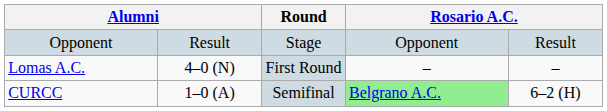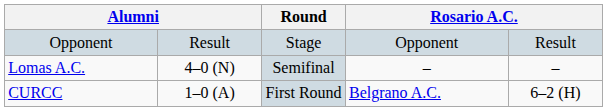(304, 67) First Round -> (304, 67) Semifinal
(304, 93) Semifinal -> (304, 93) First Round
(395, 93) lightgreen background -> (395, 93) no background
